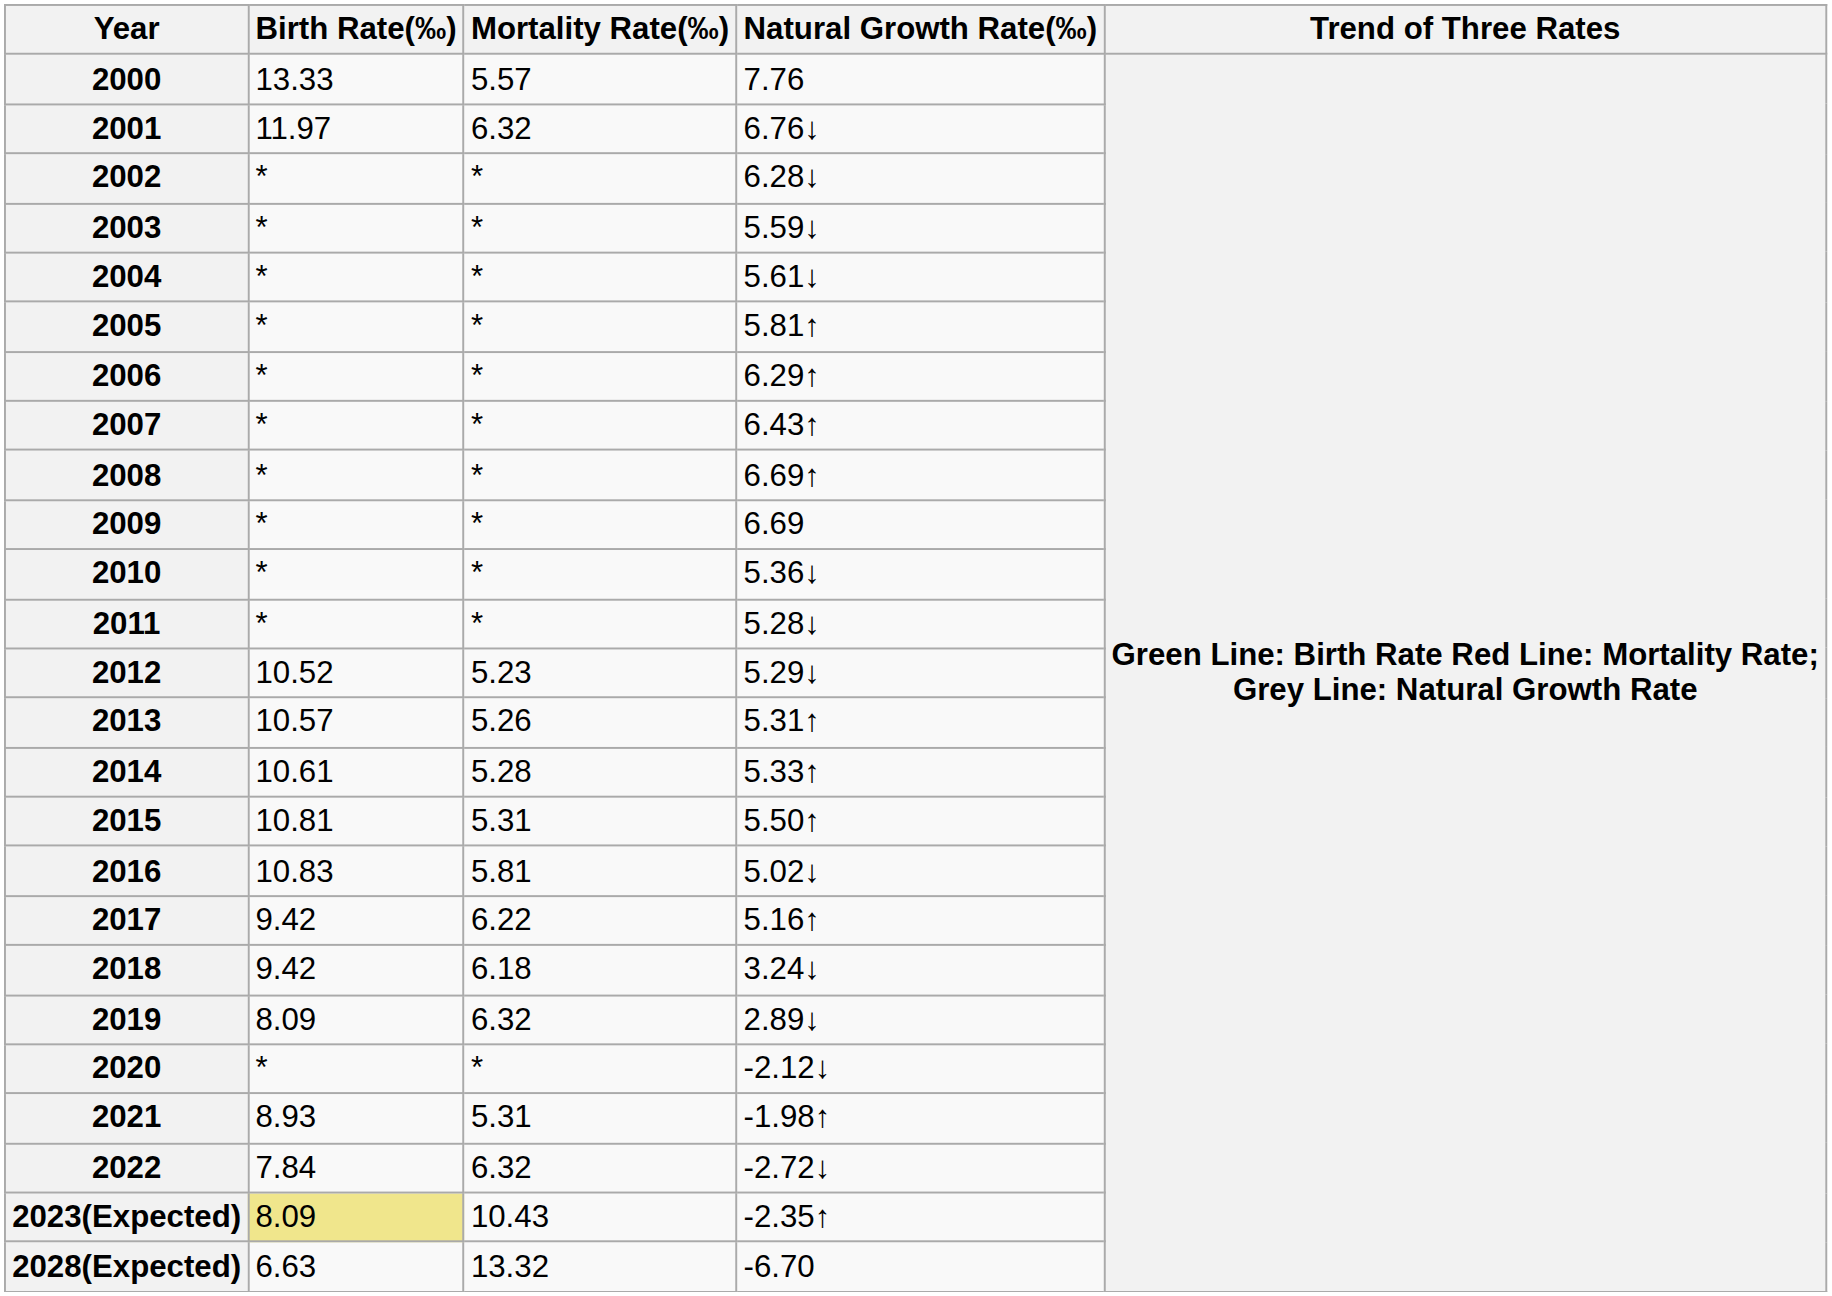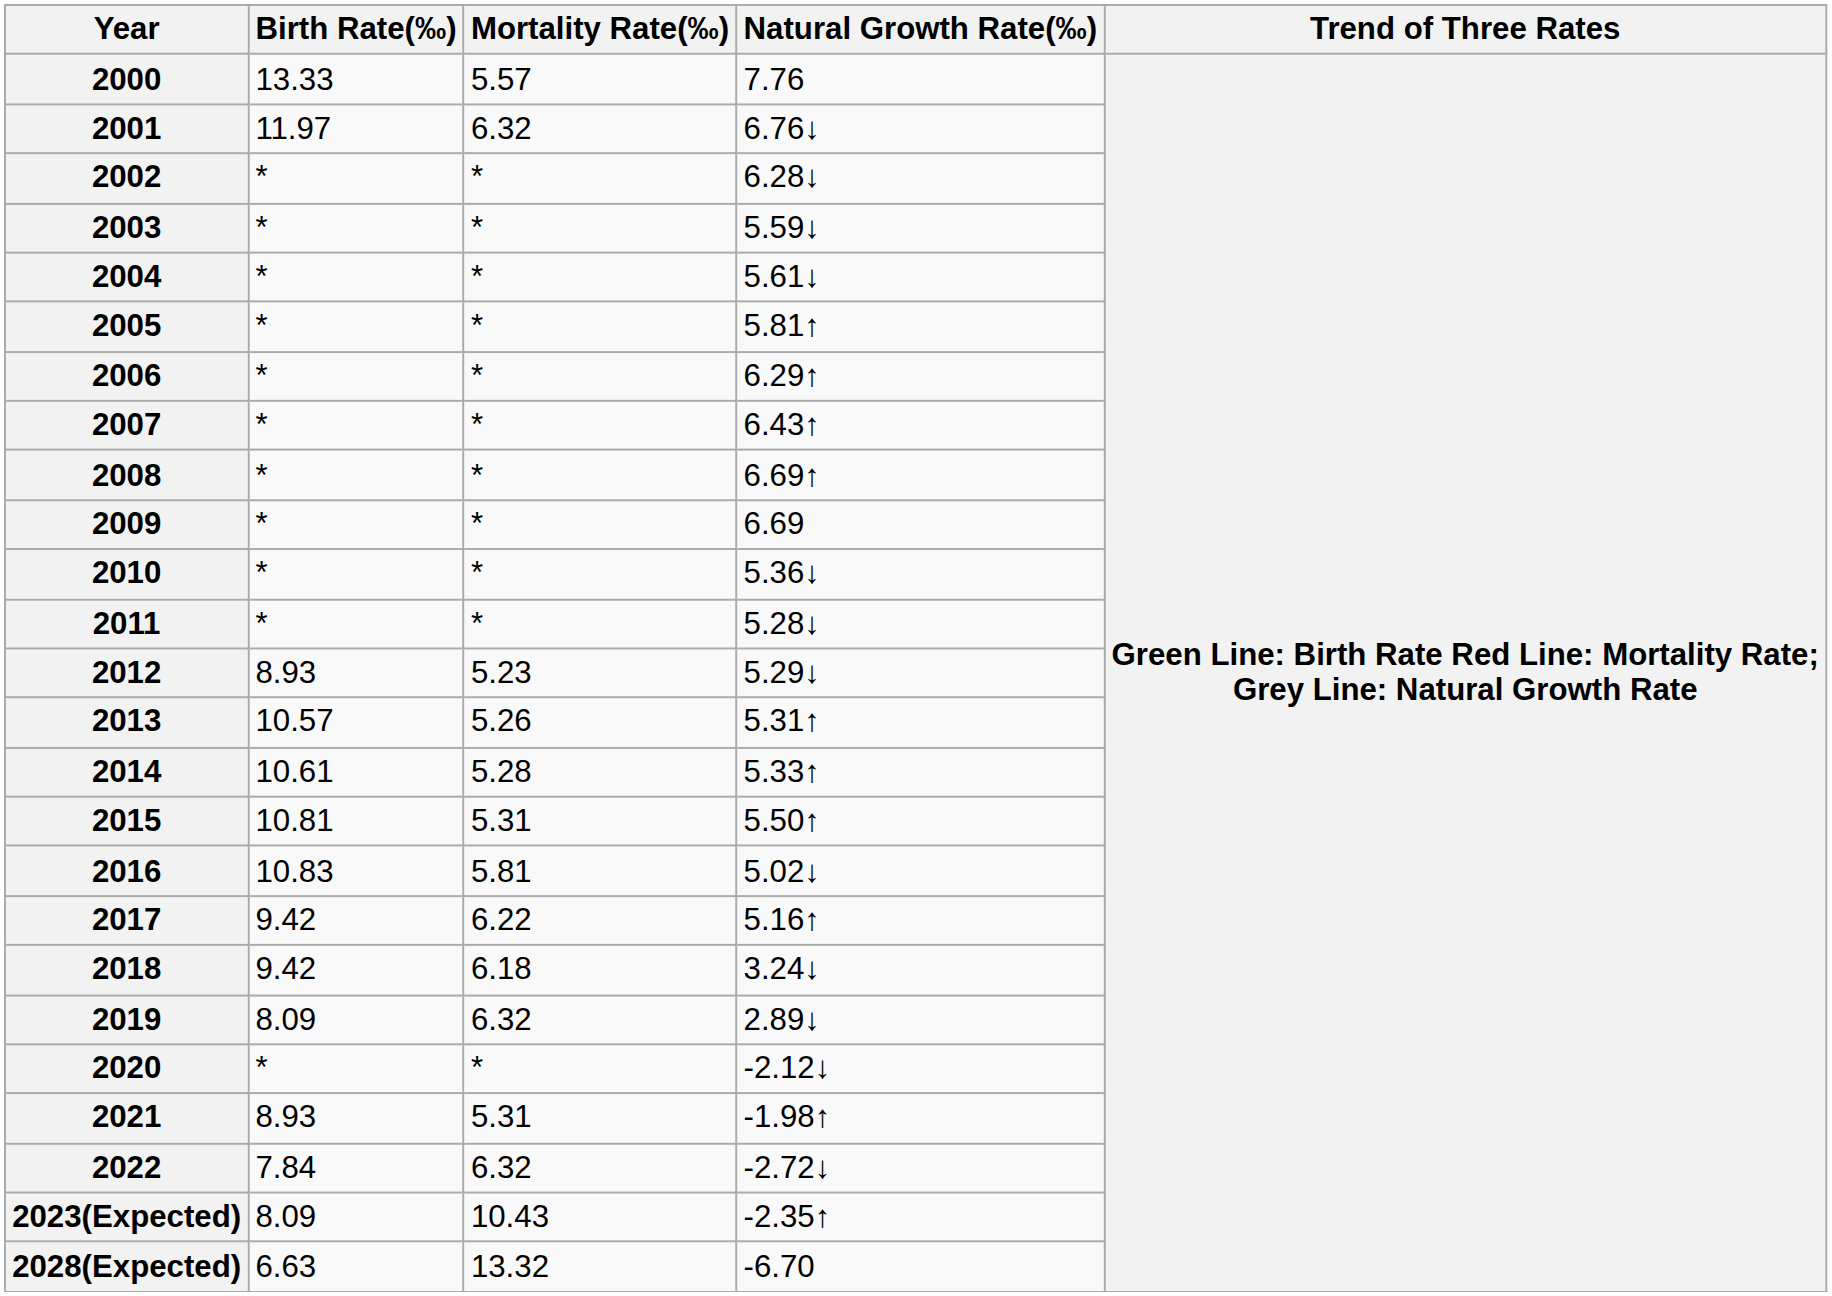(295, 672) 10.52 -> (286, 672) 8.93
(286, 1216) khaki background -> (286, 1216) no background
